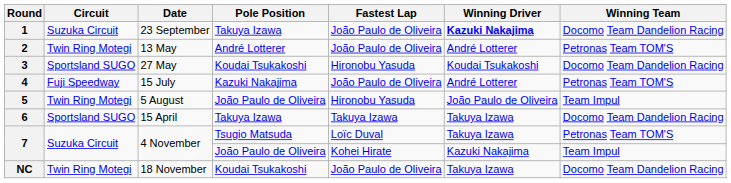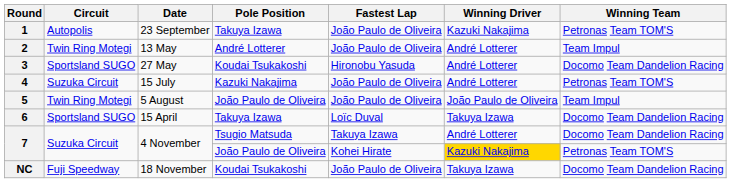(83, 30) Suzuka Circuit -> (70, 30) Autopolis
(490, 30) bold -> (488, 30) normal
(643, 30) Docomo Team Dandelion Racing -> (618, 30) Petronas Team TOM'S
(618, 47) Petronas Team TOM'S -> (591, 47) Team Impul
(493, 65) Koudai Tsukakoshi -> (482, 65) André Lotterer
(83, 82) Fuji Speedway -> (83, 82) Suzuka Circuit
(373, 100) Hironobu Yasuda -> (386, 100) João Paulo de Oliveira
(364, 117) Takuya Izawa -> (357, 117) Loïc Duval
(357, 134) Loïc Duval -> (364, 134) Takuya Izawa
(480, 134) Takuya Izawa -> (482, 134) André Lotterer
(618, 134) Petronas Team TOM'S -> (643, 134) Docomo Team Dandelion Racing
(488, 152) no background -> (488, 152) gold background
(591, 152) Team Impul -> (618, 152) Petronas Team TOM'S
(89, 169) Twin Ring Motegi -> (83, 169) Fuji Speedway
